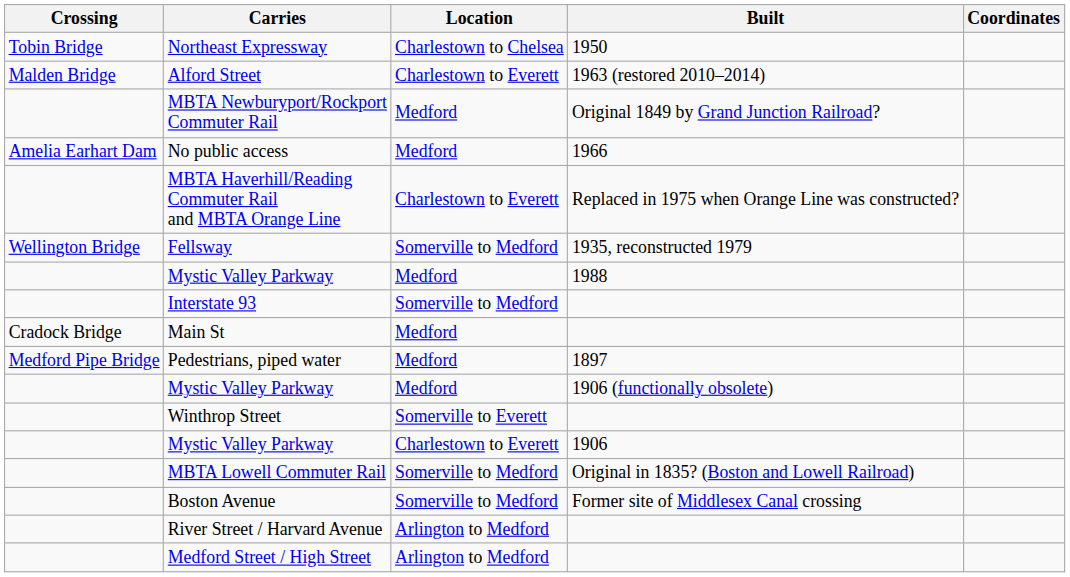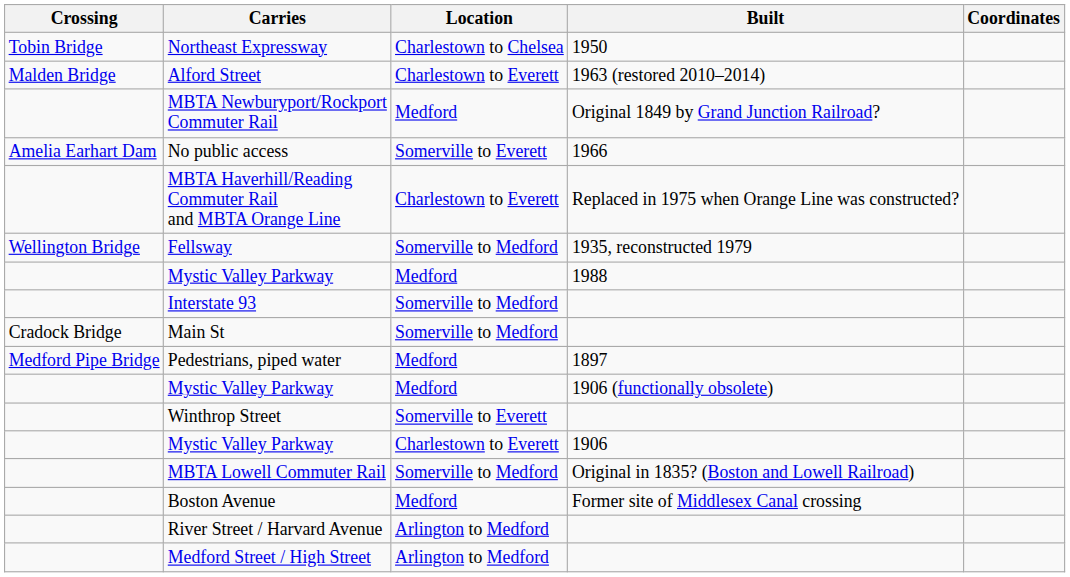(426, 151) Medford -> (471, 151) Somerville to Everett
(426, 332) Medford -> (476, 332) Somerville to Medford
(476, 501) Somerville to Medford -> (426, 501) Medford
